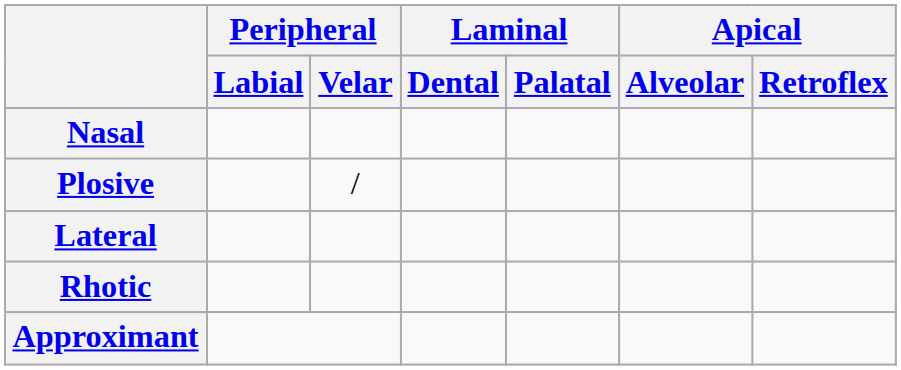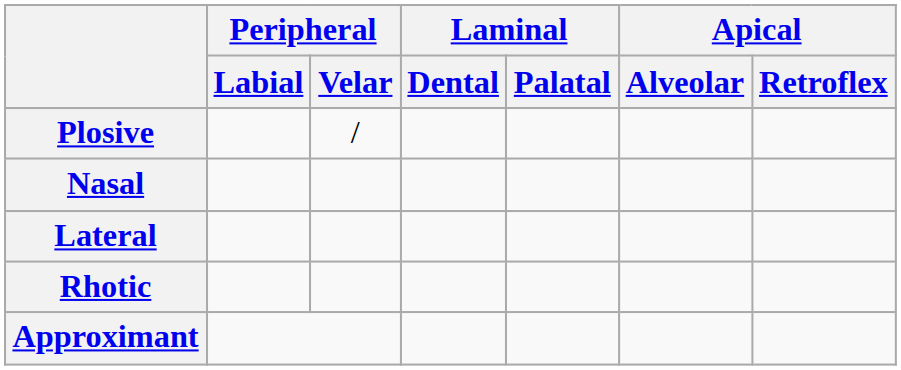rows swapped: (106, 183) <-> (106, 132)
